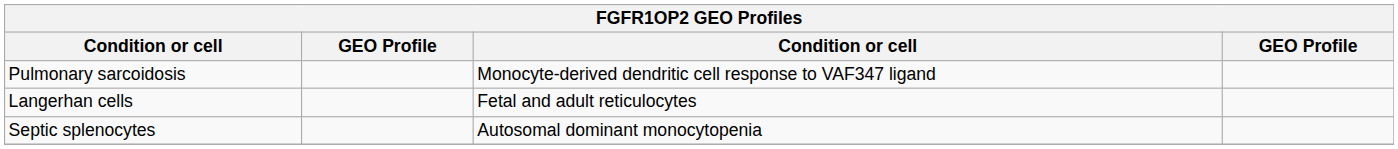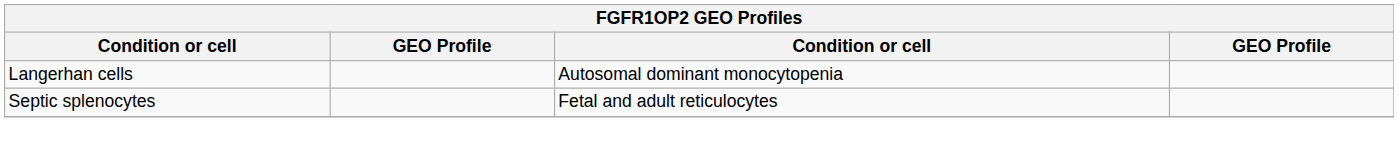- row: (97, 74)
(587, 102) Fetal and adult reticulocytes -> (701, 74) Autosomal dominant monocytopenia
(620, 130) Autosomal dominant monocytopenia -> (668, 102) Fetal and adult reticulocytes
